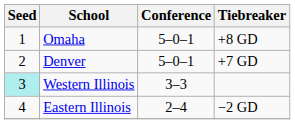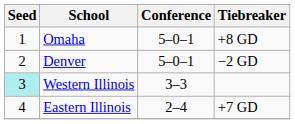(238, 61) +7 GD -> (238, 61) −2 GD
(238, 107) −2 GD -> (238, 107) +7 GD
